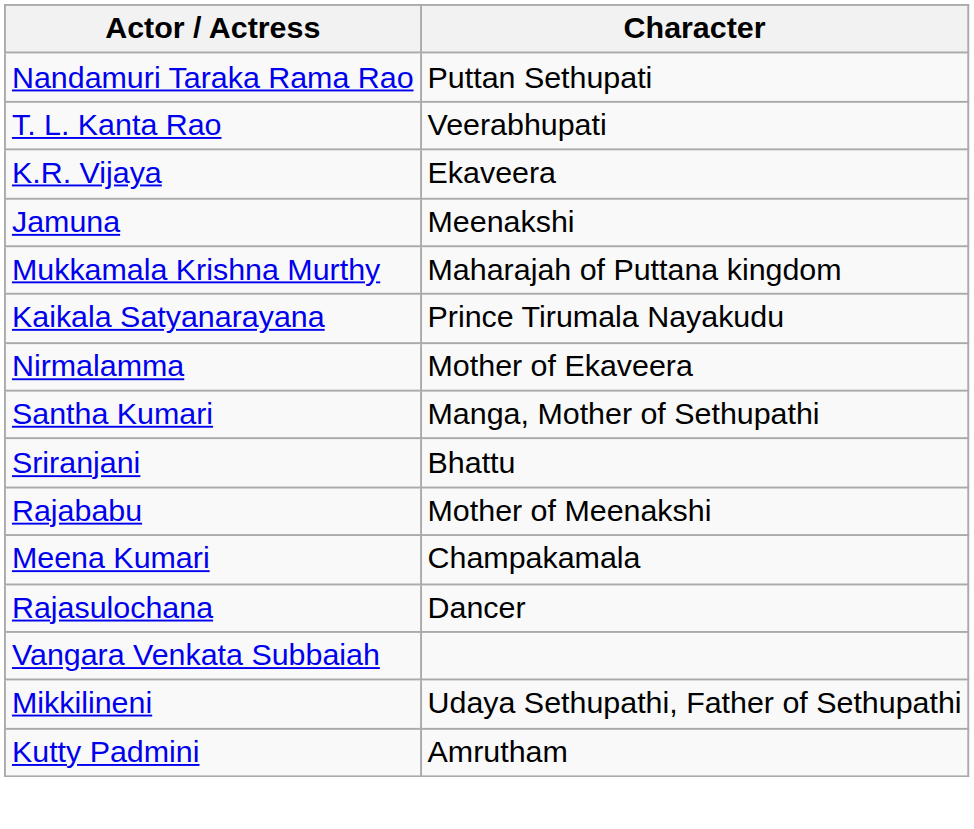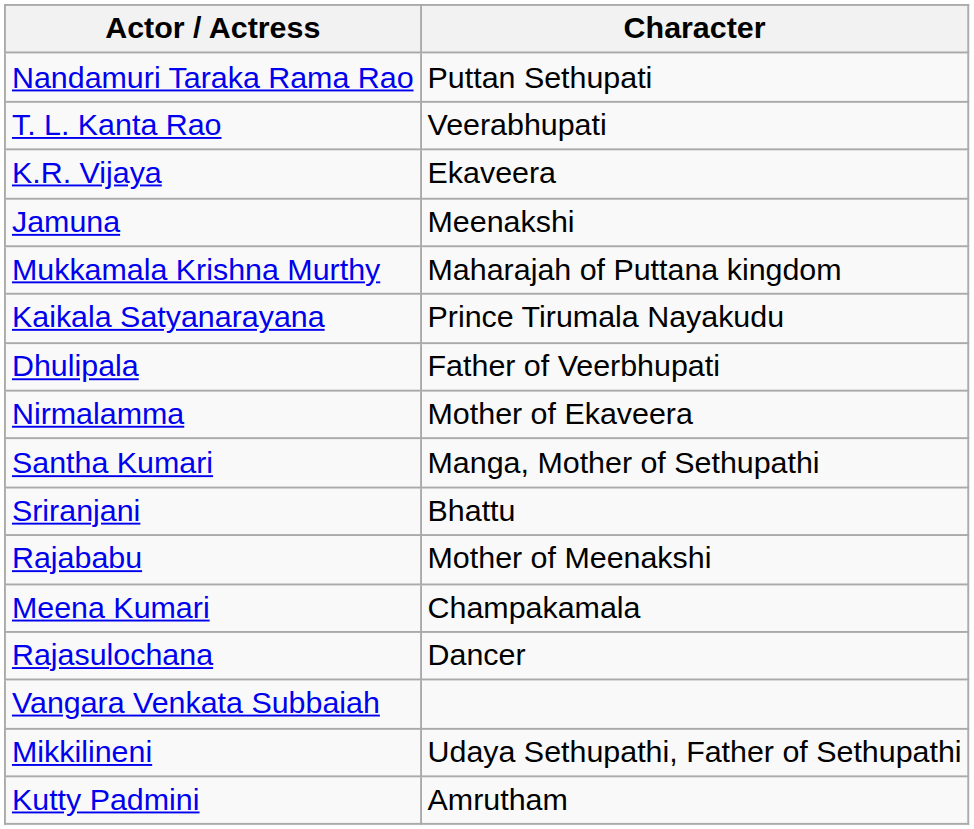+ row: (75, 366)
